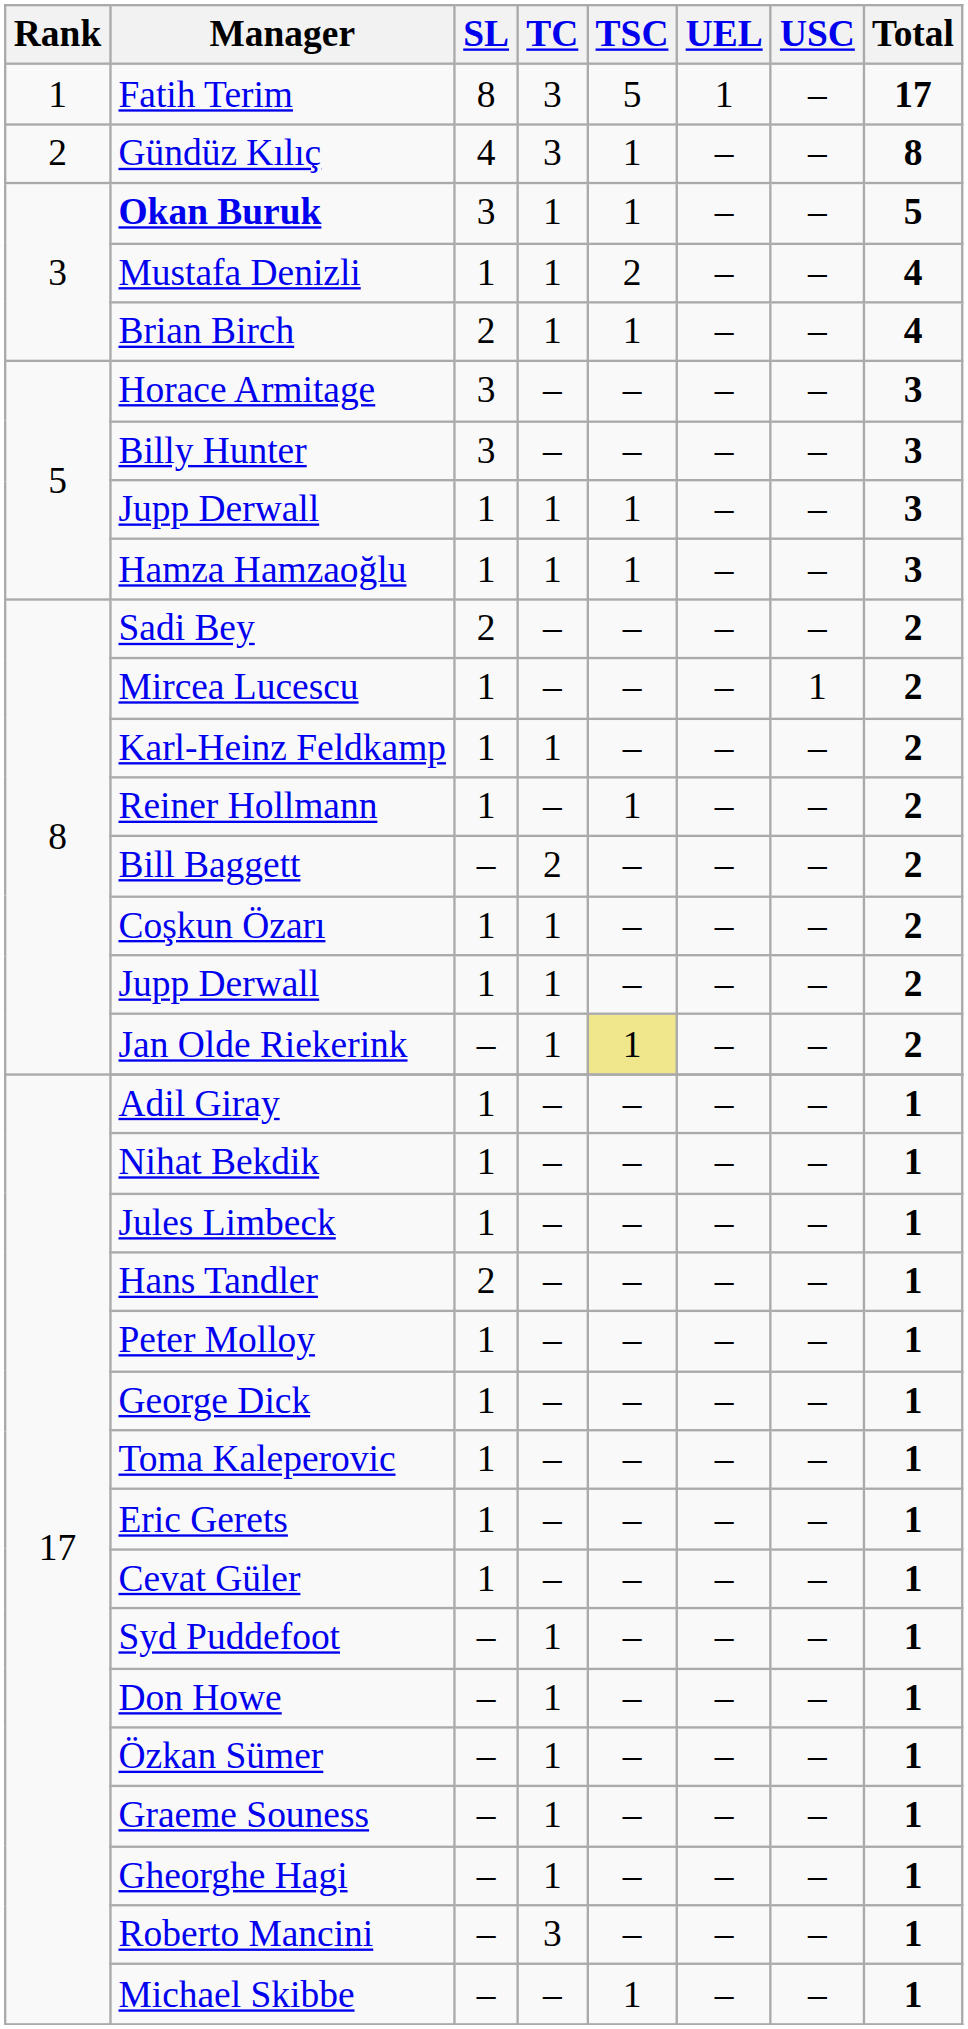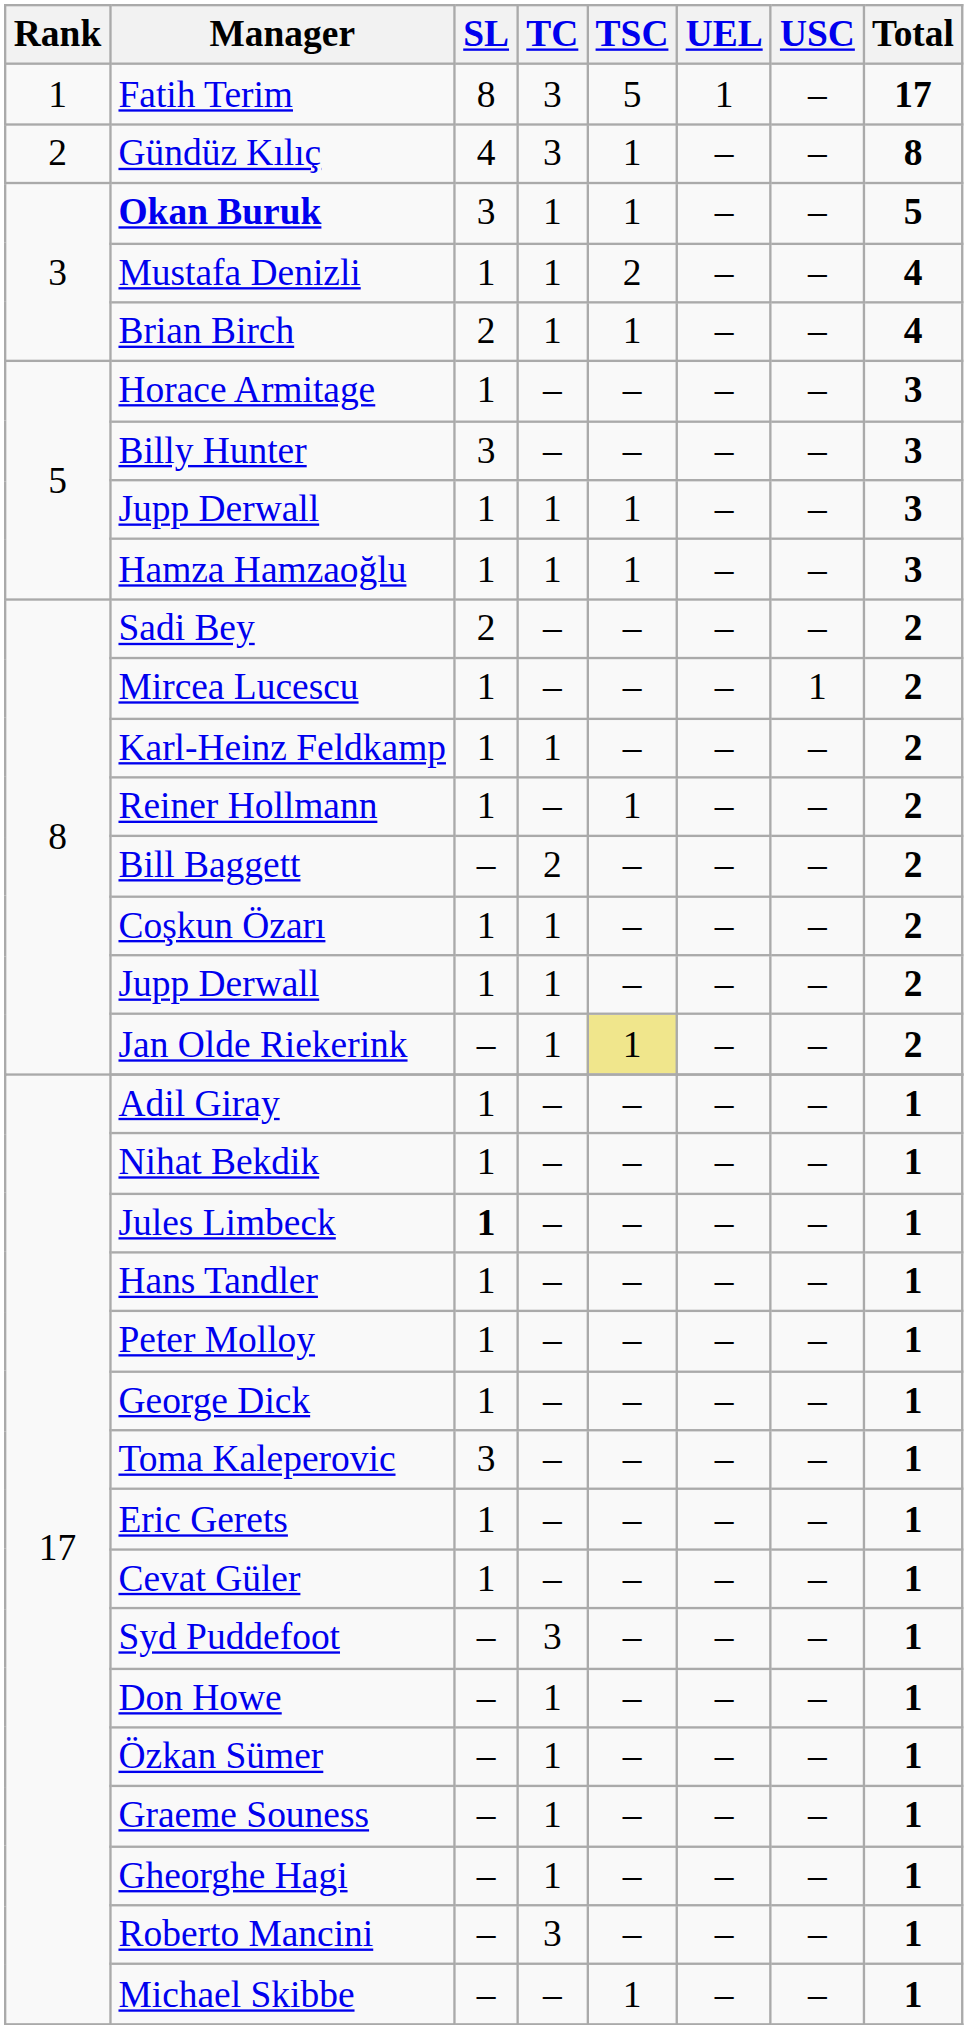(486, 390) 3 -> (486, 390) 1
(486, 1221) normal -> (486, 1221) bold
(486, 1281) 2 -> (486, 1281) 1
(486, 1459) 1 -> (486, 1459) 3
(552, 1637) 1 -> (552, 1637) 3
